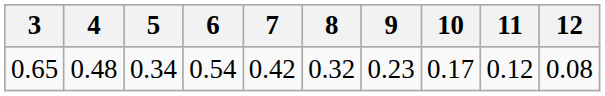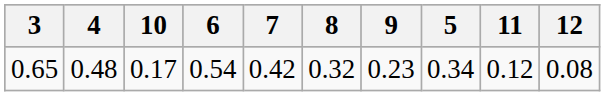columns swapped: (153, 25) <-> (451, 25)
